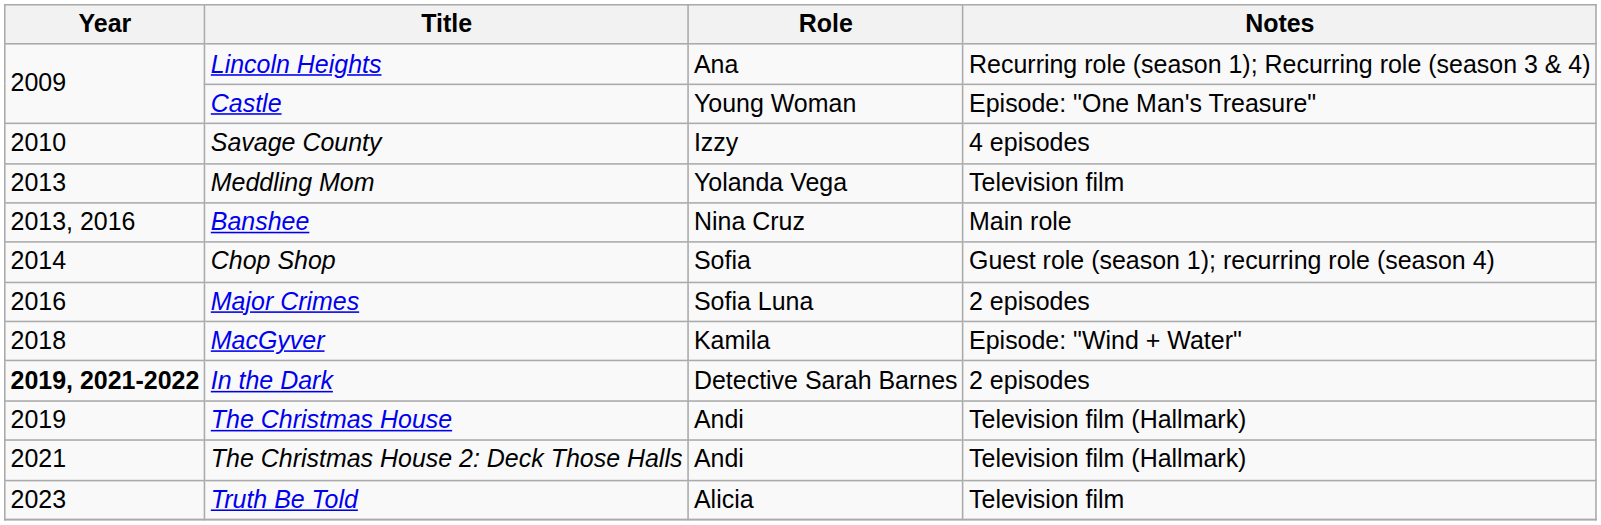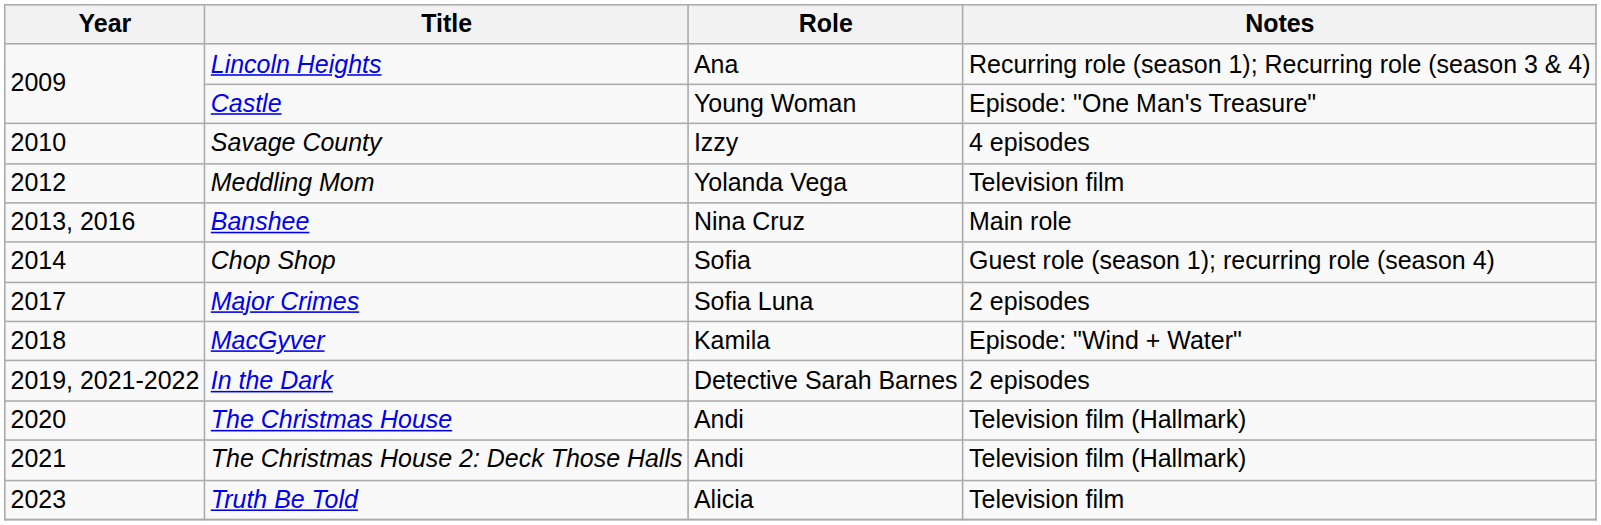(38, 182) 2013 -> (38, 182) 2012
(38, 301) 2016 -> (38, 301) 2017
(105, 380) bold -> (105, 380) normal
(38, 420) 2019 -> (38, 420) 2020
